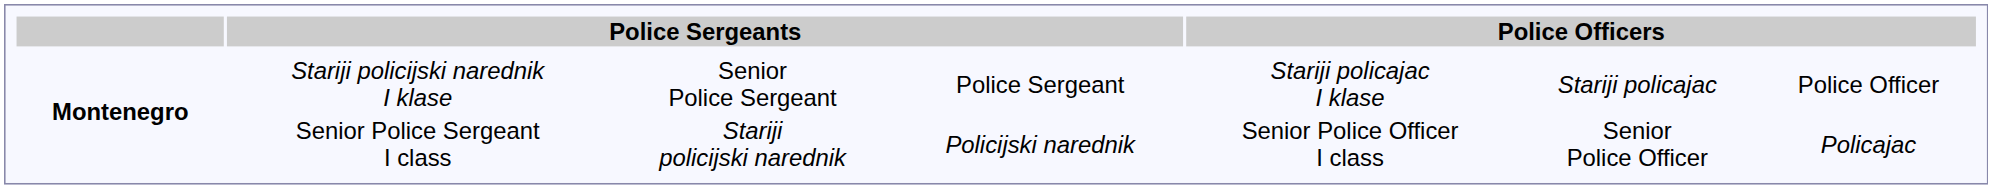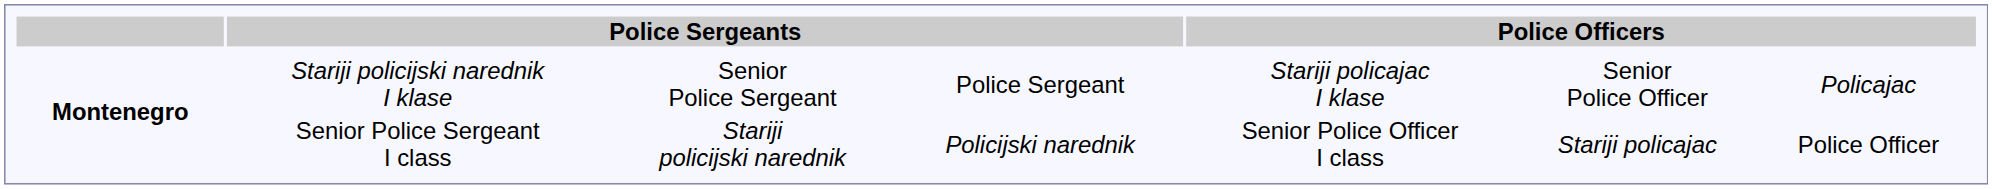(1637, 84) Stariji policajac -> (1637, 84) Senior Police Officer
(1868, 84) Police Officer -> (1868, 84) Policajac
(1637, 144) Senior Police Officer -> (1637, 144) Stariji policajac
(1868, 144) Policajac -> (1868, 144) Police Officer
